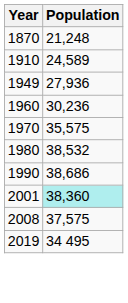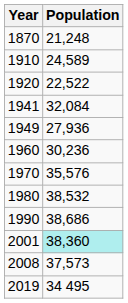+ row: (24, 83)
+ row: (24, 106)
(68, 128) 35,575 -> (68, 173) 35,576
(68, 219) 37,575 -> (68, 264) 37,573
